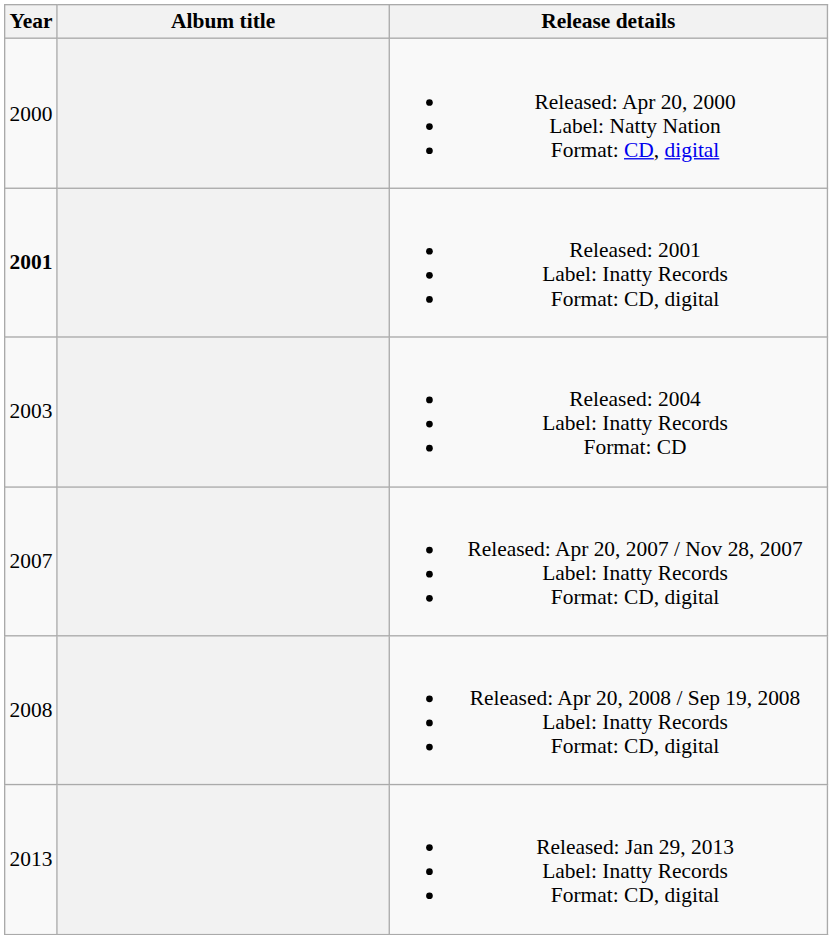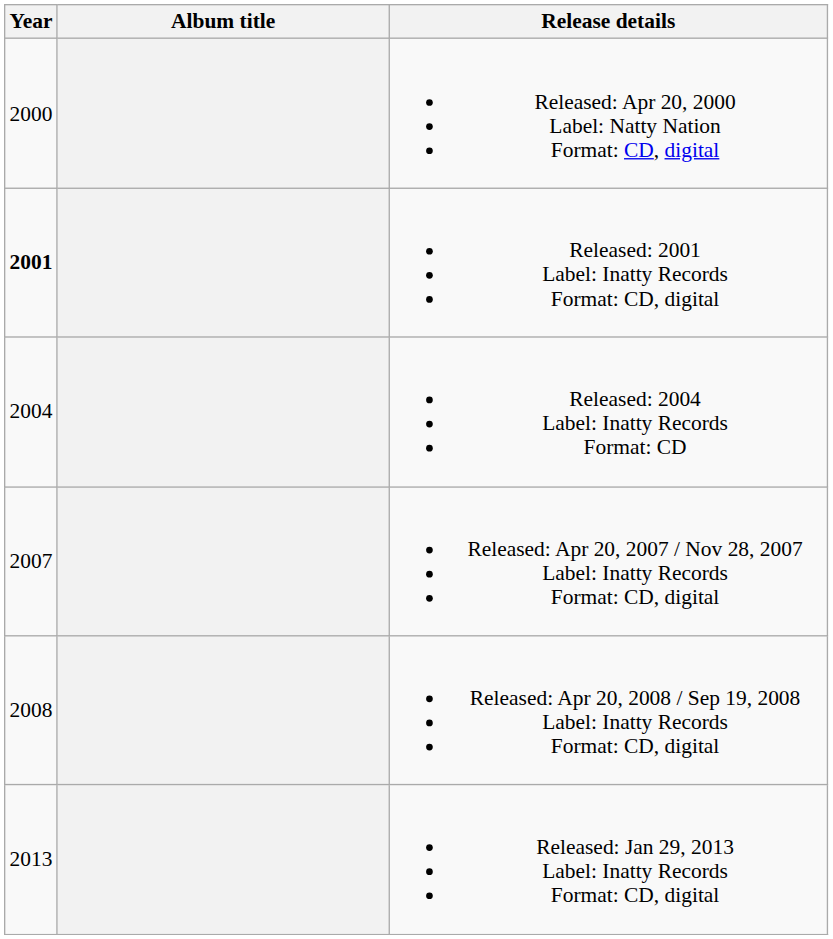(31, 411) 2003 -> (31, 411) 2004
